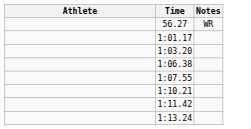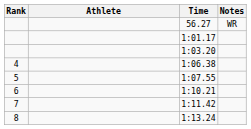+ column: (16, 11)
